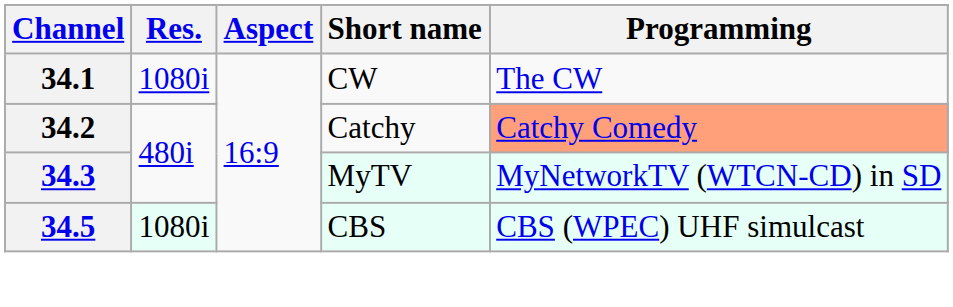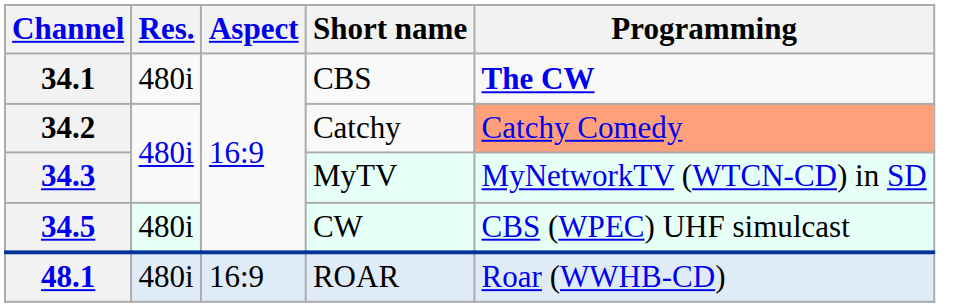(174, 78) 1080i -> (166, 78) 480i
(353, 78) CW -> (342, 78) CBS
(549, 78) normal -> (538, 78) bold
(174, 226) 1080i -> (166, 226) 480i
(357, 226) CBS -> (338, 226) CW
+ row: (68, 277)
